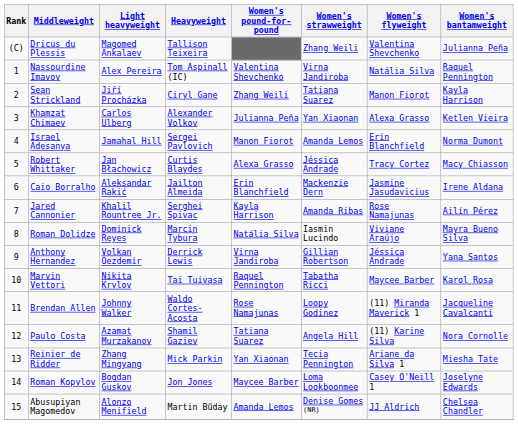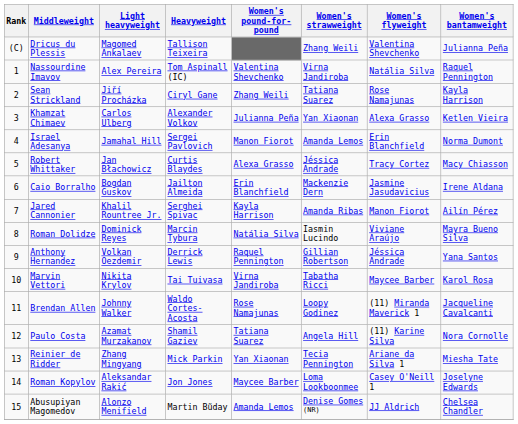(399, 95) Manon Fiorot -> (392, 95) Rose Namajunas
(126, 188) Aleksandar Rakić -> (116, 188) Bogdan Guskov
(392, 211) Rose Namajunas -> (399, 211) Manon Fiorot
(256, 257) Virna Jandiroba -> (259, 257) Raquel Pennington
(259, 280) Raquel Pennington -> (256, 280) Virna Jandiroba
(116, 382) Bogdan Guskov -> (126, 382) Aleksandar Rakić
